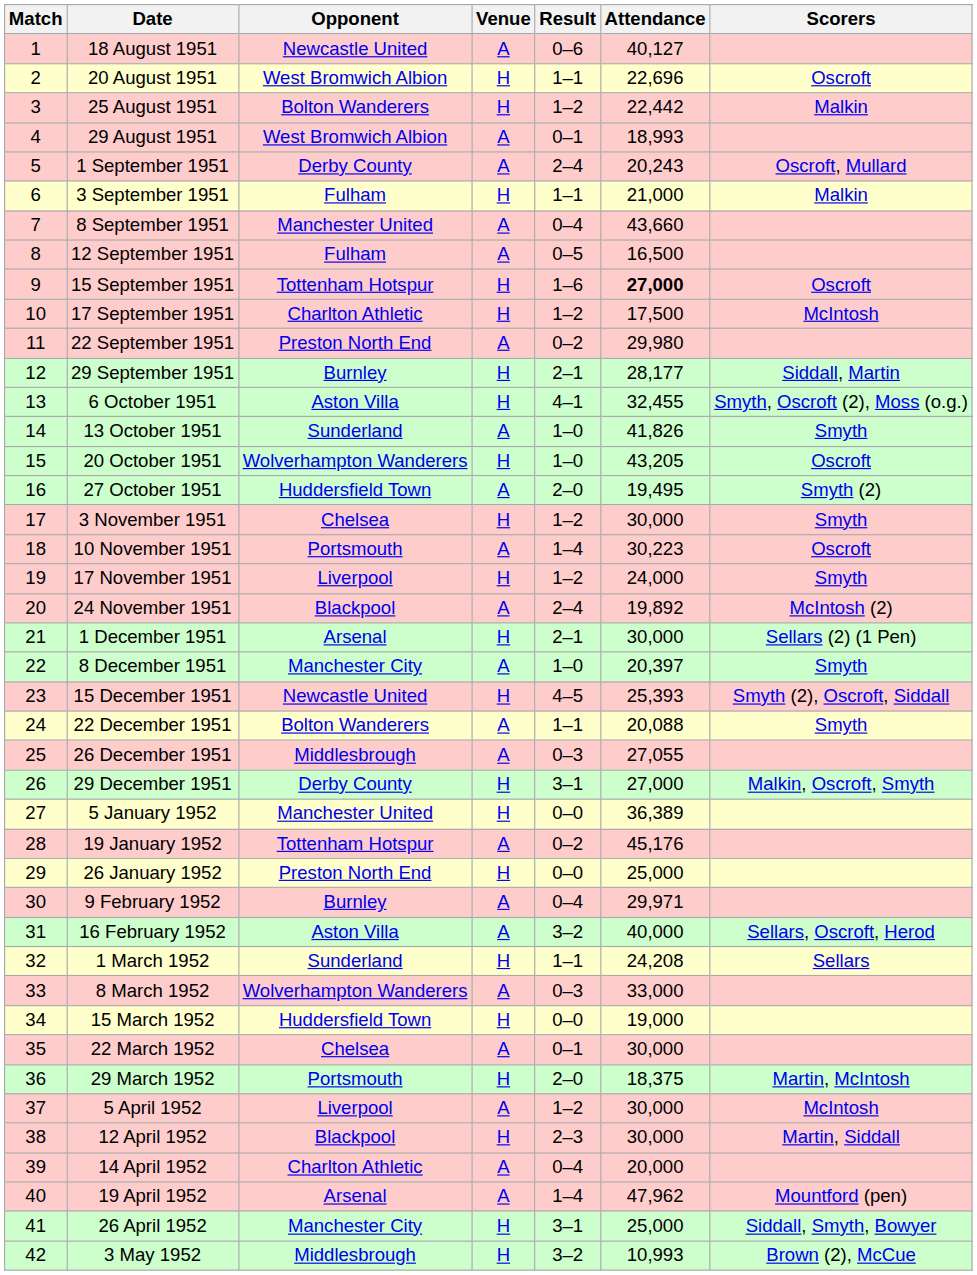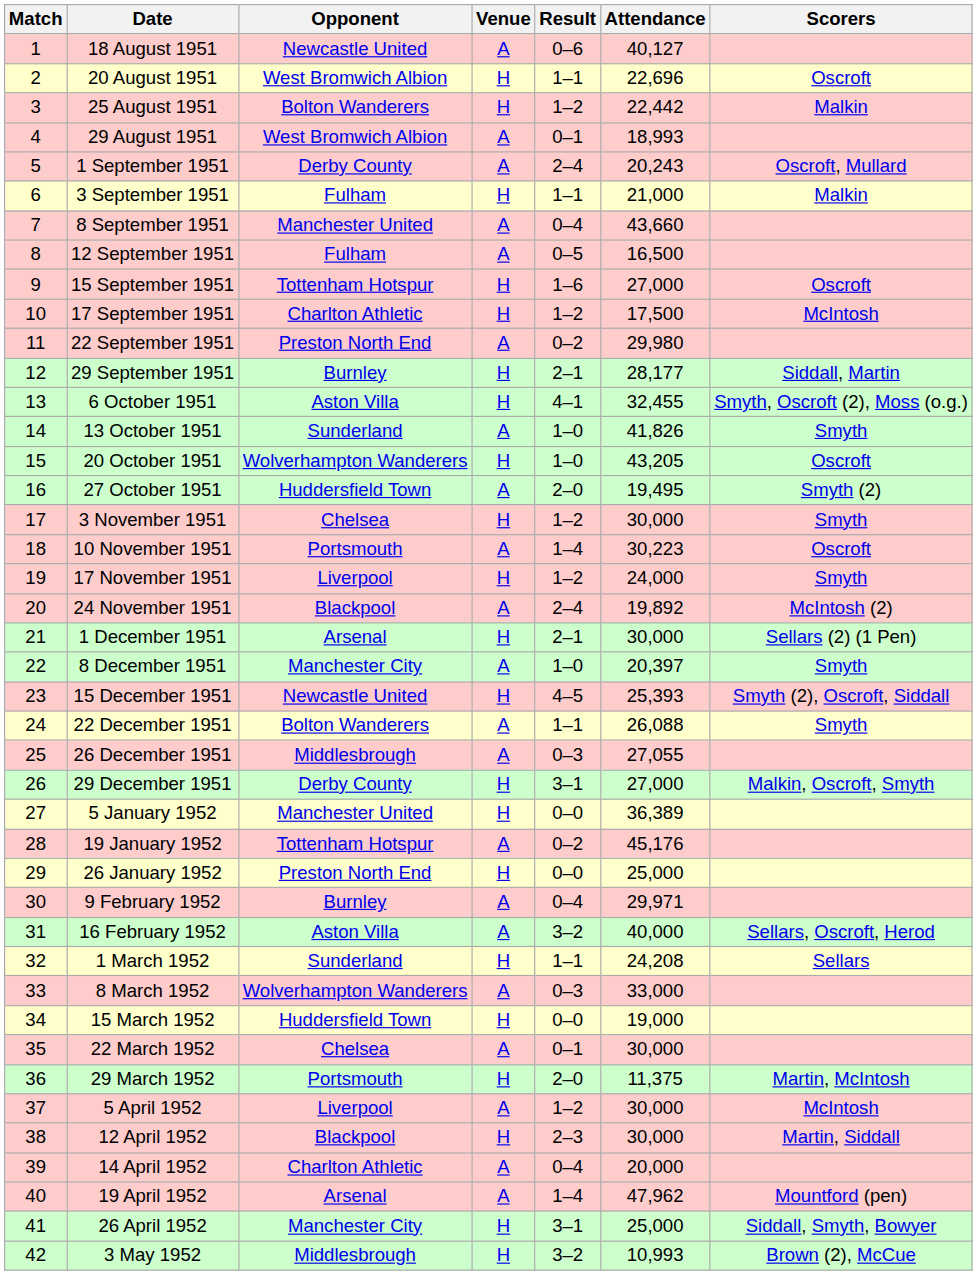(655, 284) bold -> (655, 284) normal
(655, 725) 20,088 -> (655, 725) 26,088
(655, 1078) 18,375 -> (655, 1078) 11,375
